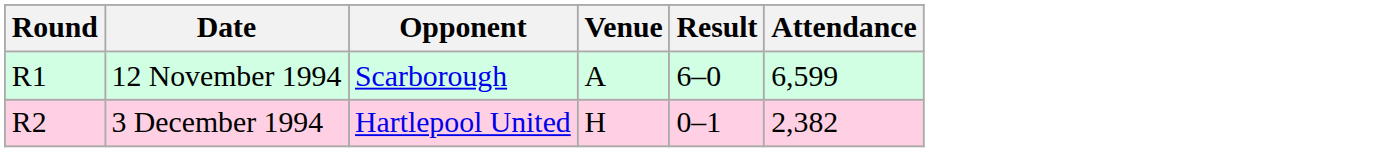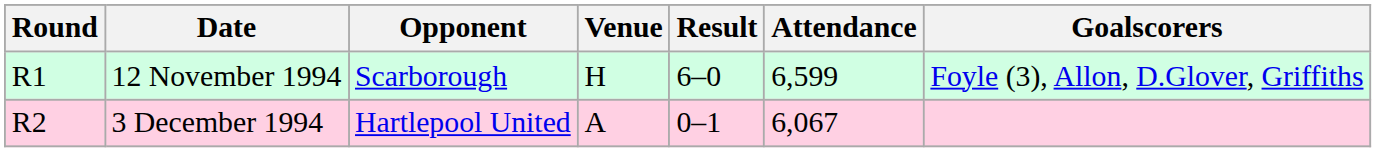+ column: (1147, 28)
(595, 75) A -> (595, 75) H
(595, 122) H -> (595, 122) A
(805, 122) 2,382 -> (805, 122) 6,067
